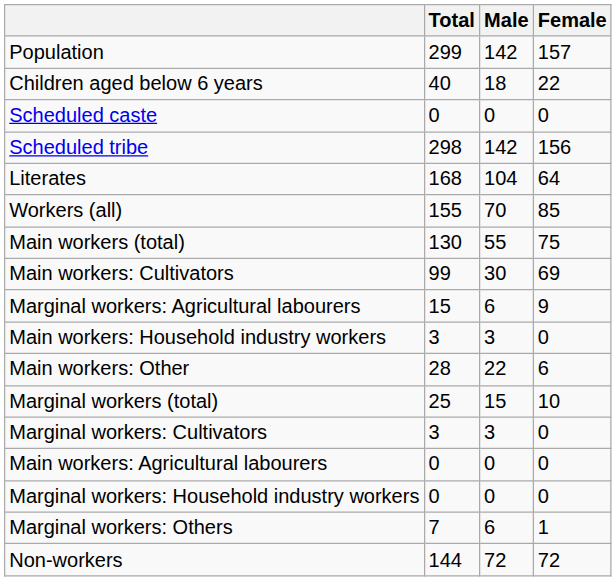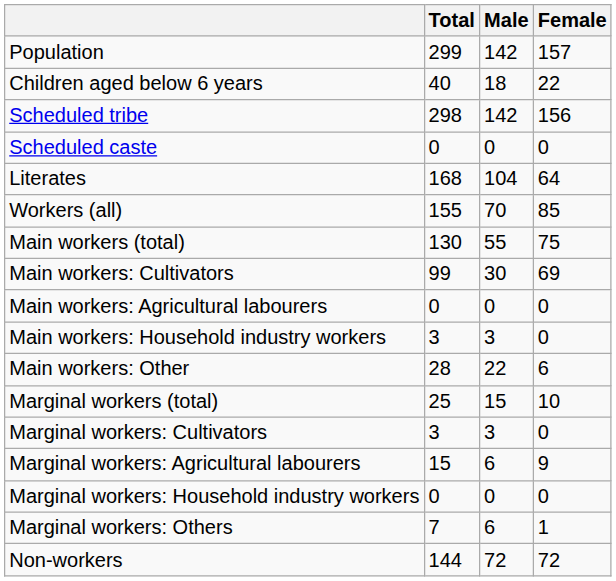rows swapped: (83, 115) <-> (79, 147)
rows swapped: (168, 464) <-> (185, 305)
